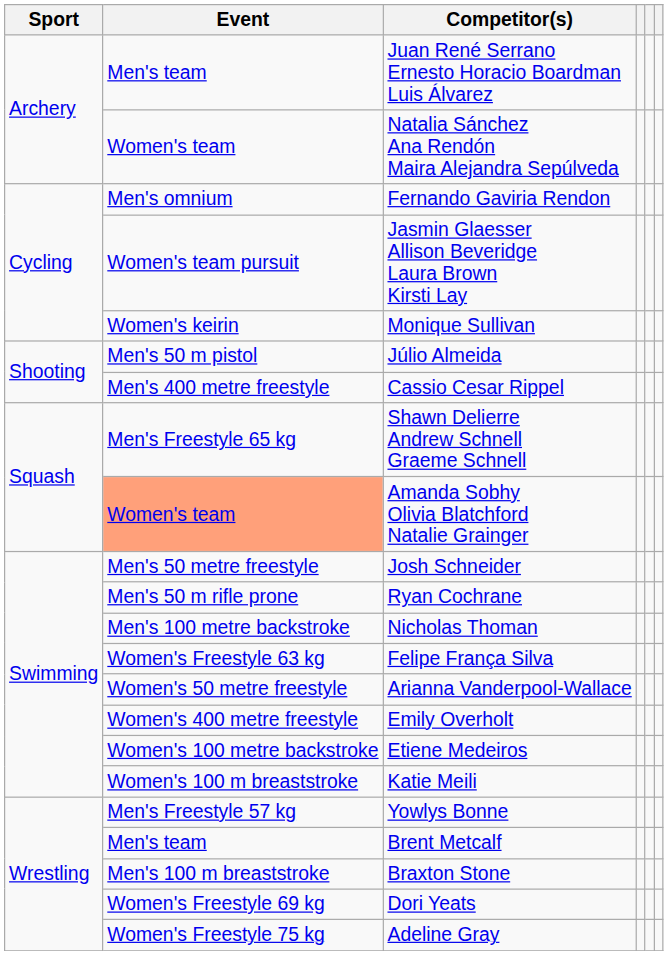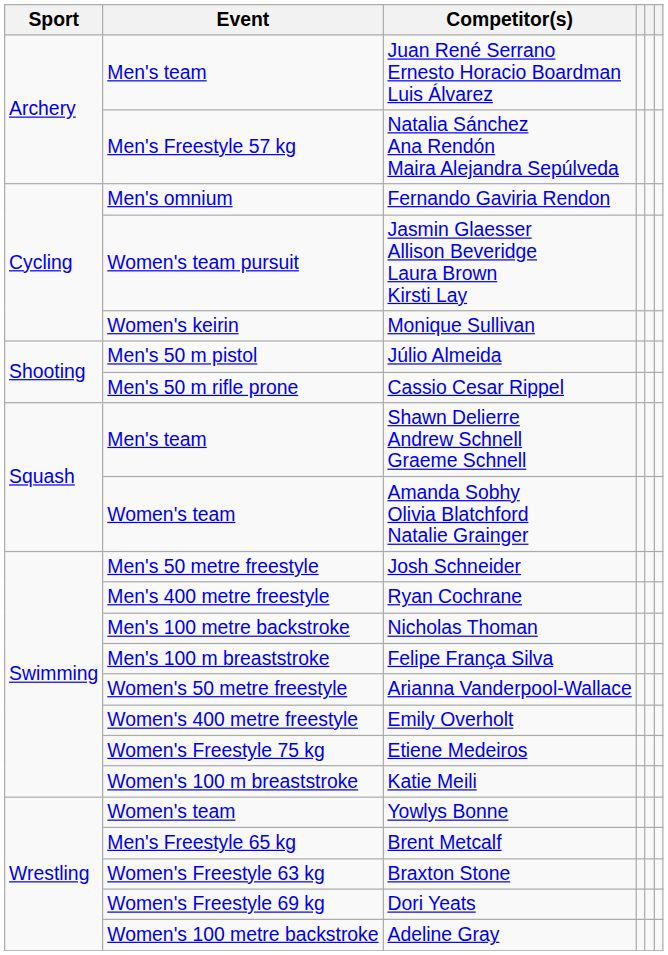(171, 146) Women's team -> (202, 146) Men's Freestyle 57 kg
(218, 387) Men's 400 metre freestyle -> (203, 387) Men's 50 m rifle prone
(202, 439) Men's Freestyle 65 kg -> (157, 439) Men's team
(171, 513) lightsalmon background -> (171, 513) no background
(203, 597) Men's 50 m rifle prone -> (218, 597) Men's 400 metre freestyle
(216, 658) Women's Freestyle 63 kg -> (218, 658) Men's 100 m breaststroke
(243, 750) Women's 100 metre backstroke -> (216, 750) Women's Freestyle 75 kg
(202, 812) Men's Freestyle 57 kg -> (171, 812) Women's team
(157, 842) Men's team -> (202, 842) Men's Freestyle 65 kg
(218, 873) Men's 100 m breaststroke -> (216, 873) Women's Freestyle 63 kg
(216, 934) Women's Freestyle 75 kg -> (243, 934) Women's 100 metre backstroke
